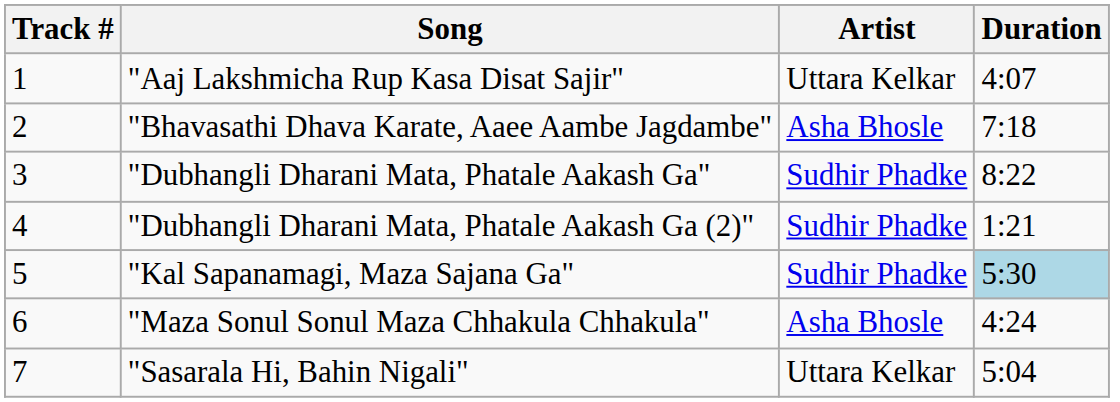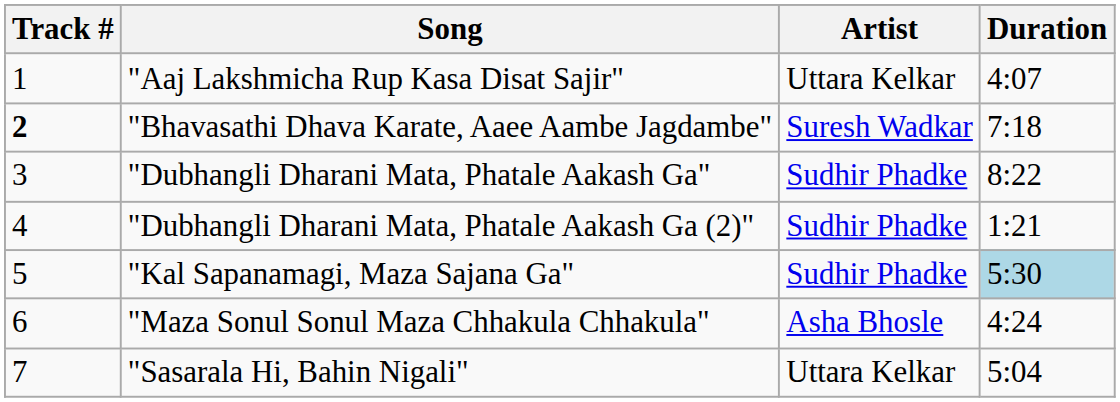(20, 126) normal -> (20, 126) bold
(865, 126) Asha Bhosle -> (880, 126) Suresh Wadkar
